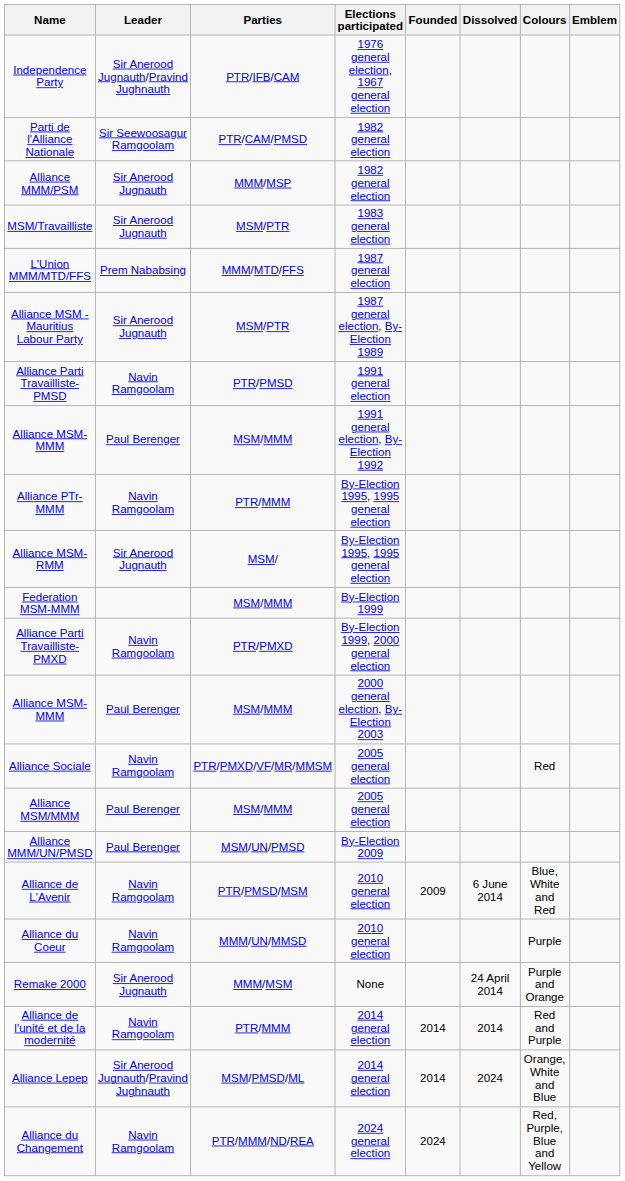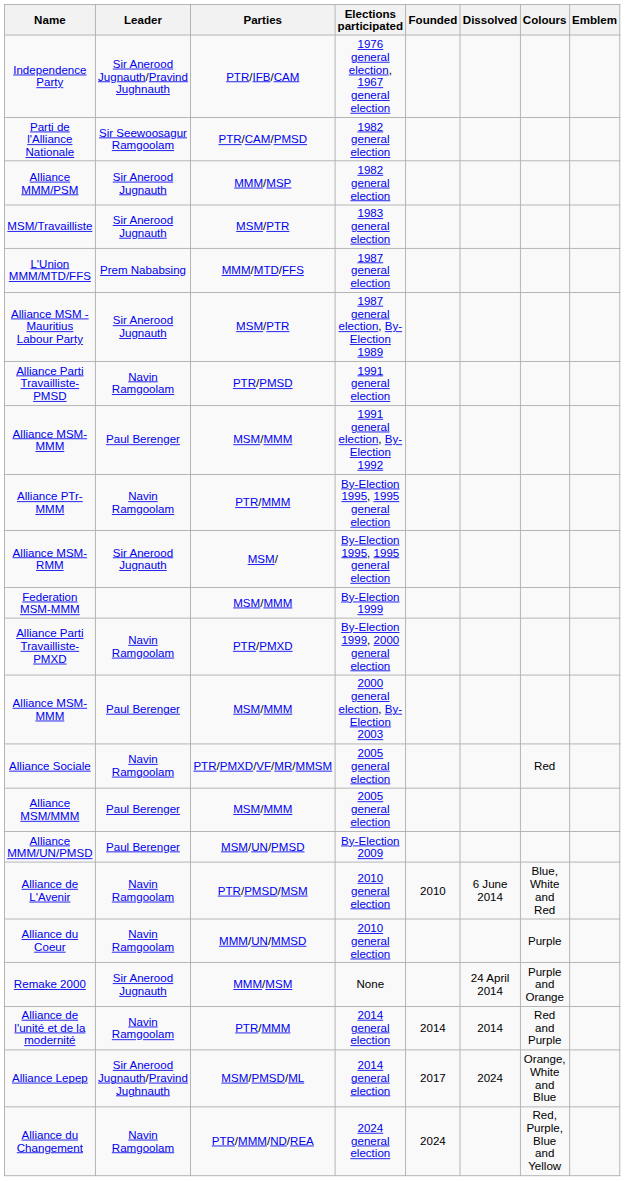(433, 890) 2009 -> (433, 890) 2010
(433, 1078) 2014 -> (433, 1078) 2017
